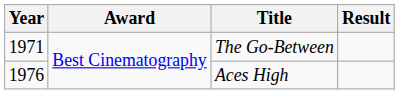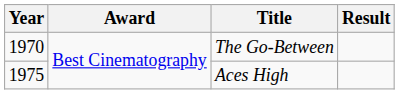(26, 46) 1971 -> (26, 46) 1970
(26, 74) 1976 -> (26, 74) 1975
